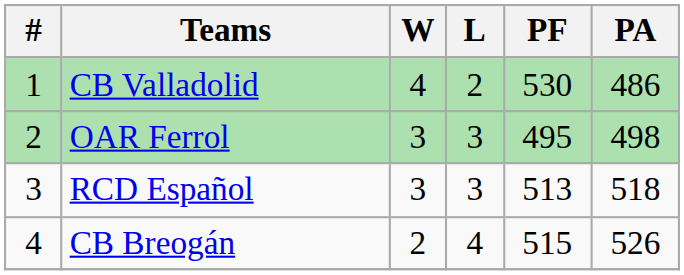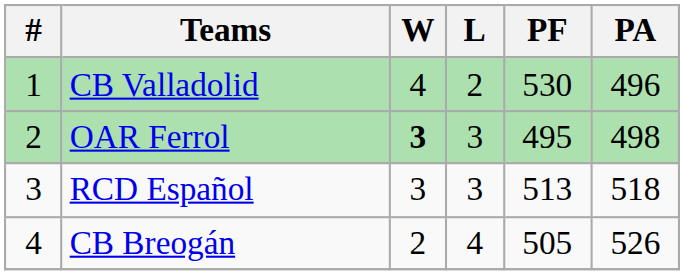(635, 83) 486 -> (635, 83) 496
(418, 136) normal -> (418, 136) bold
(547, 242) 515 -> (547, 242) 505
